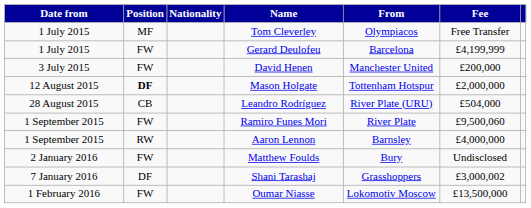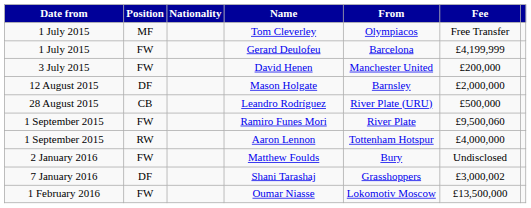(145, 86) bold -> (145, 86) normal
(391, 86) Tottenham Hotspur -> (391, 86) Barnsley
(480, 104) £504,000 -> (480, 104) £500,000
(391, 140) Barnsley -> (391, 140) Tottenham Hotspur
